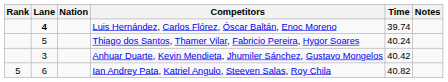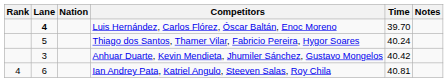(399, 27) 39.74 -> (399, 27) 39.70
(18, 71) 5 -> (18, 71) 4
(399, 71) 40.82 -> (399, 71) 40.81
